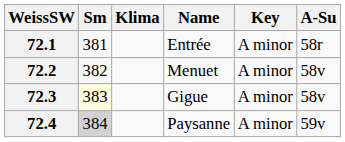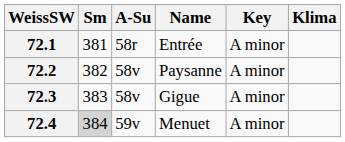columns swapped: (137, 17) <-> (319, 17)
(193, 70) Menuet -> (190, 70) Paysanne
(95, 96) lightyellow background -> (95, 96) no background
(199, 123) Paysanne -> (184, 123) Menuet
